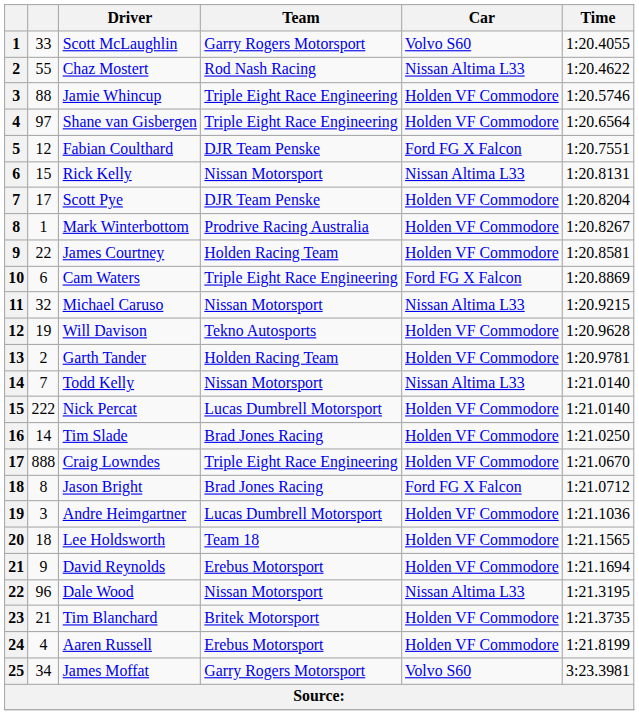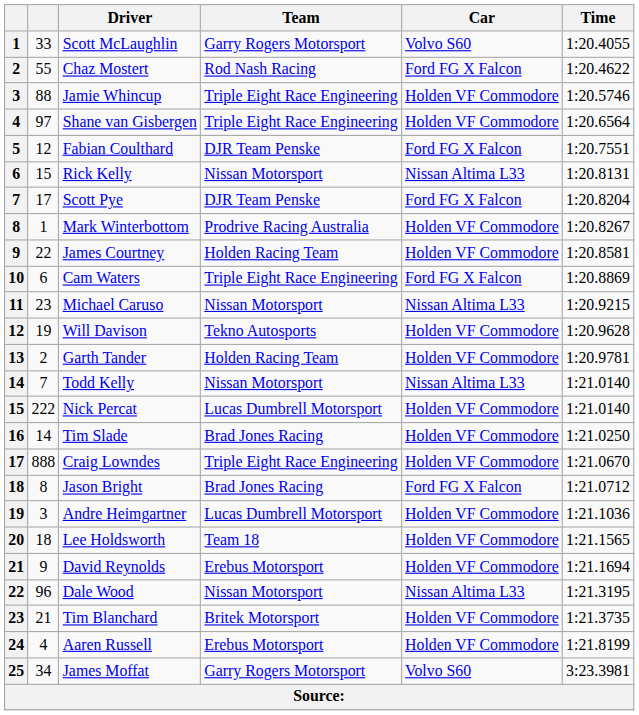(465, 70) Nissan Altima L33 -> (463, 70) Ford FG X Falcon
(482, 200) Holden VF Commodore -> (463, 200) Ford FG X Falcon
(43, 305) 32 -> (43, 305) 23
